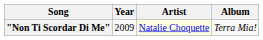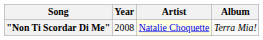(124, 27) 2009 -> (124, 27) 2008
